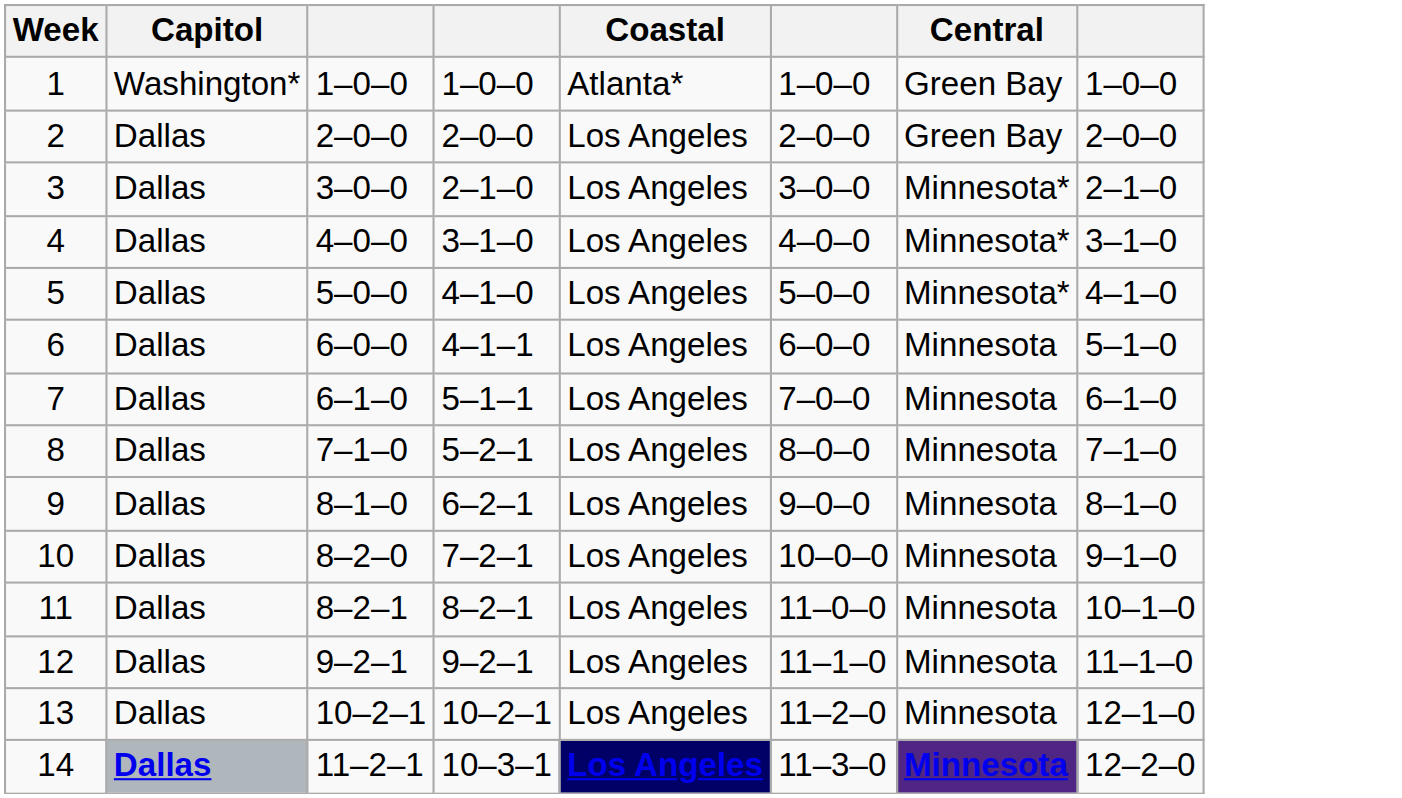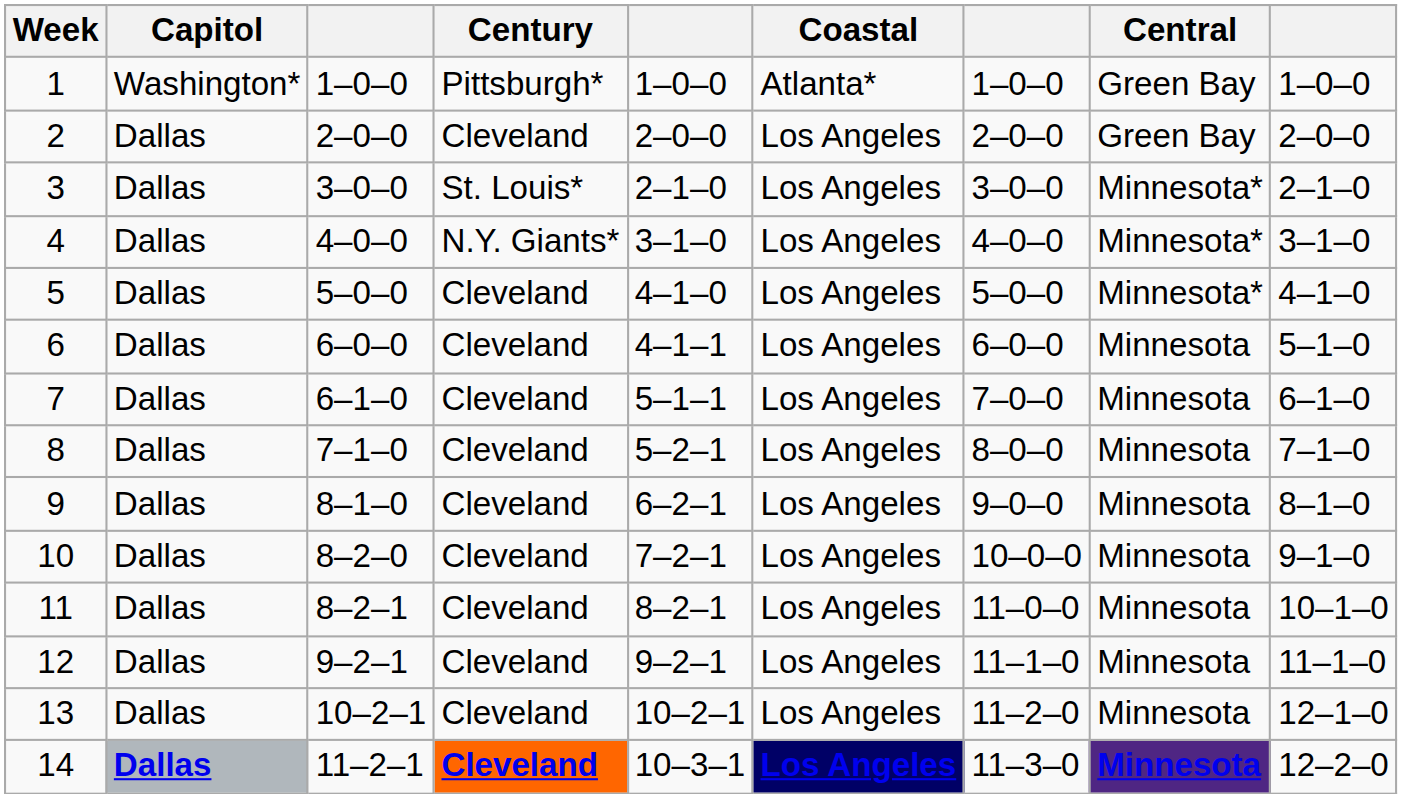+ column: (530, 30)
